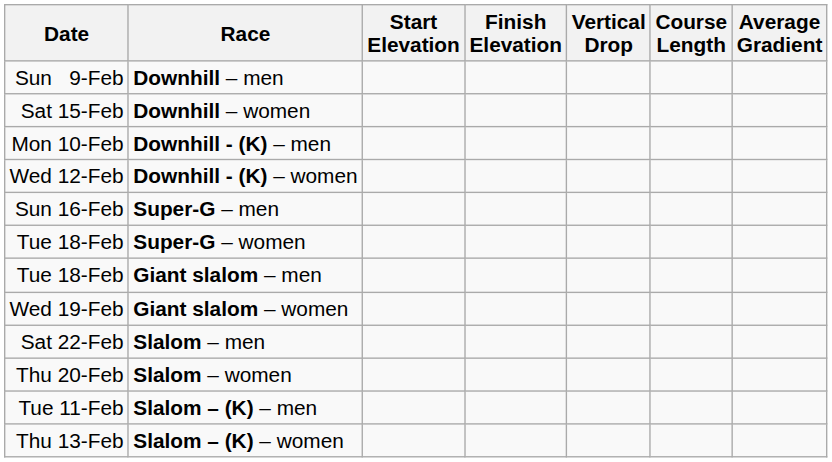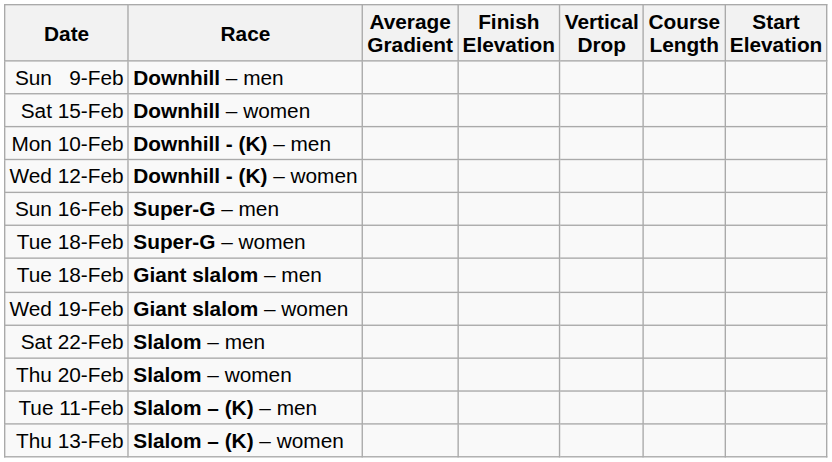columns swapped: (414, 33) <-> (780, 33)
